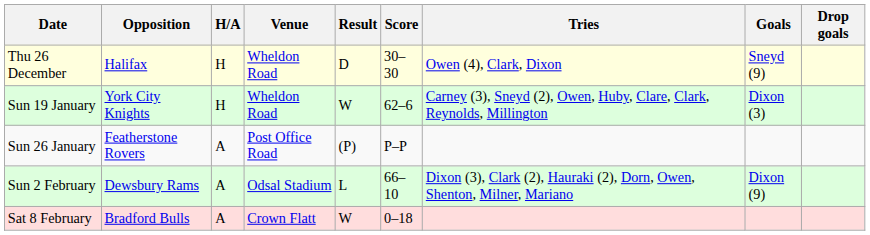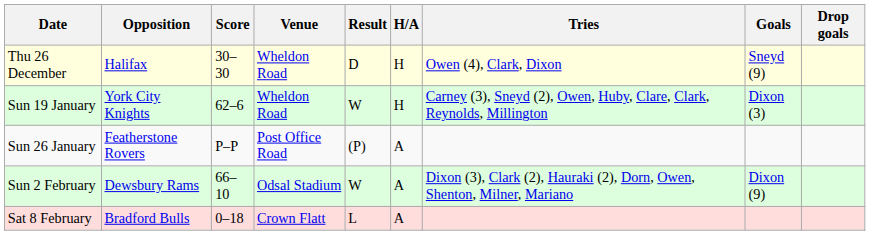columns swapped: (228, 25) <-> (402, 25)
(343, 186) L -> (355, 186) W
(345, 218) W -> (353, 218) L
